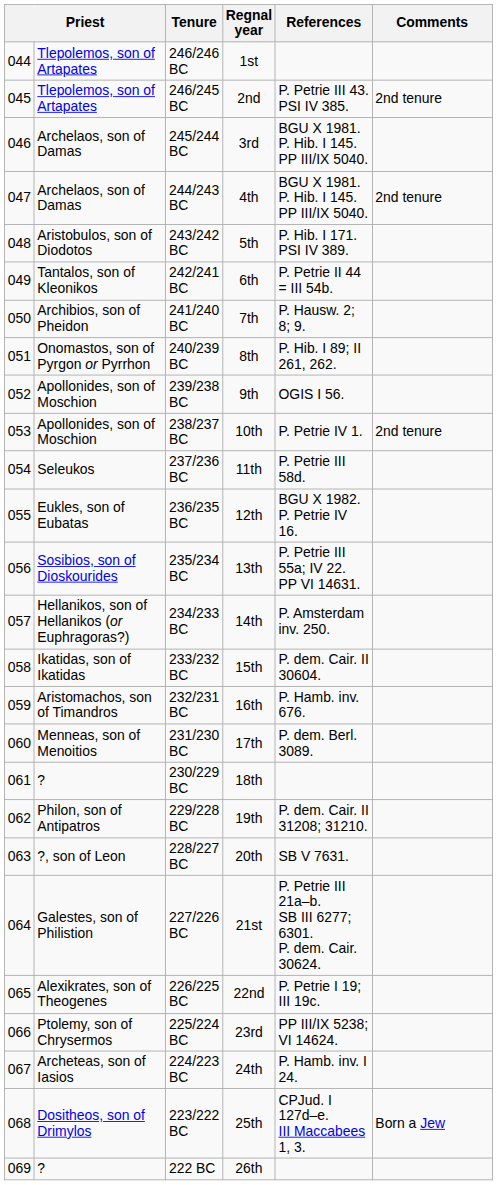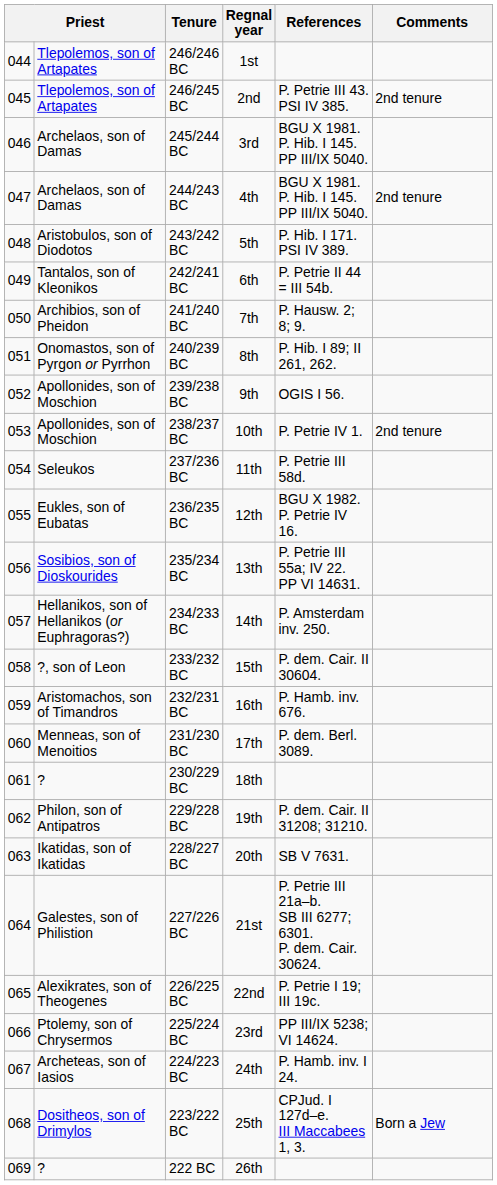(84, 667) Ikatidas, son of Ikatidas -> (81, 667) ?, son of Leon
(81, 856) ?, son of Leon -> (84, 856) Ikatidas, son of Ikatidas
